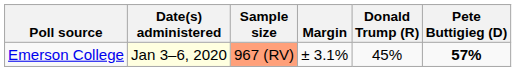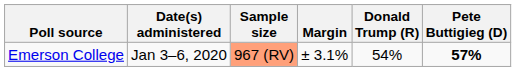(179, 55) lightyellow background -> (179, 55) no background
(387, 55) 45% -> (387, 55) 54%
